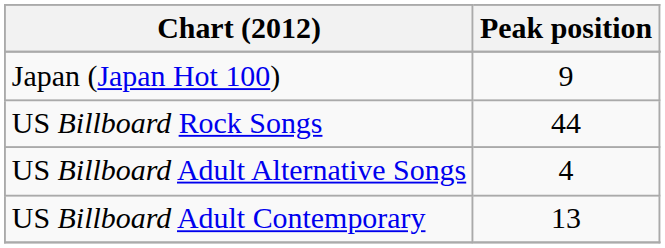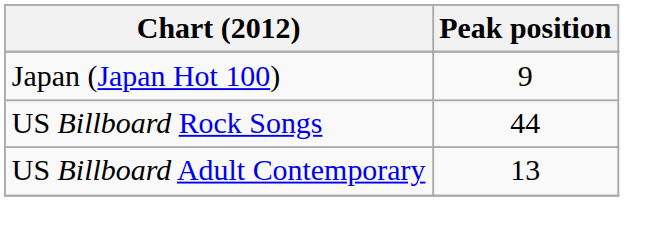- row: (239, 170)
